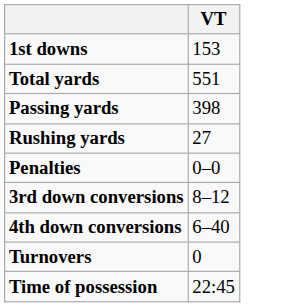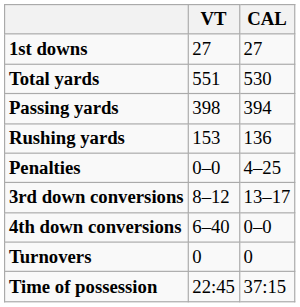+ column: (267, 19)
(206, 49) 153 -> (202, 49) 27
(202, 138) 27 -> (206, 138) 153
